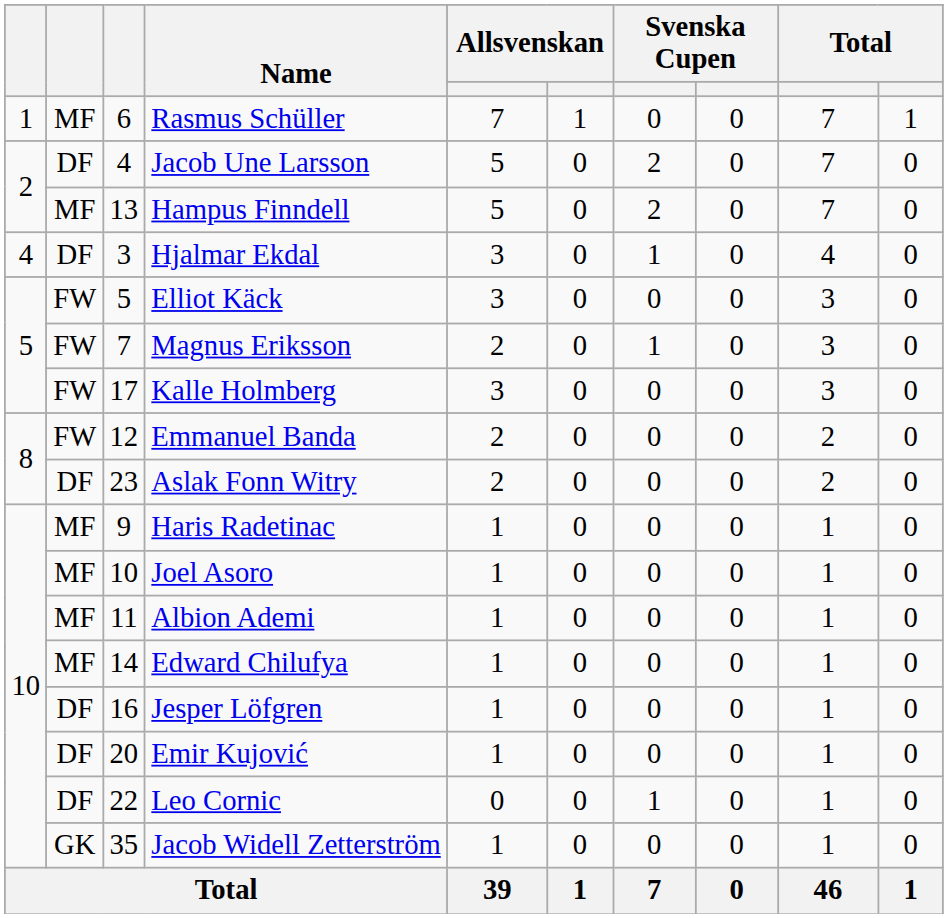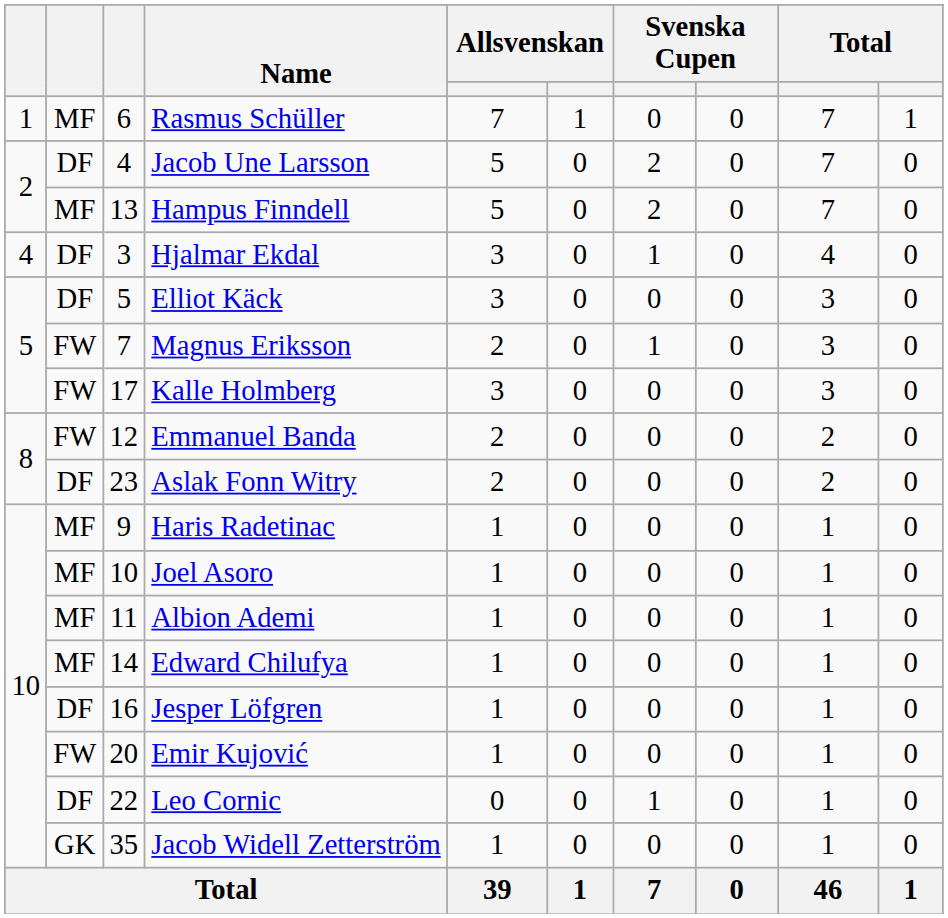(75, 299) FW -> (75, 299) DF
(75, 753) DF -> (75, 753) FW
